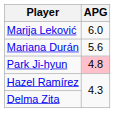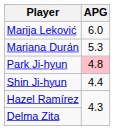(96, 47) 5.6 -> (96, 47) 5.3
+ row: (37, 82)
